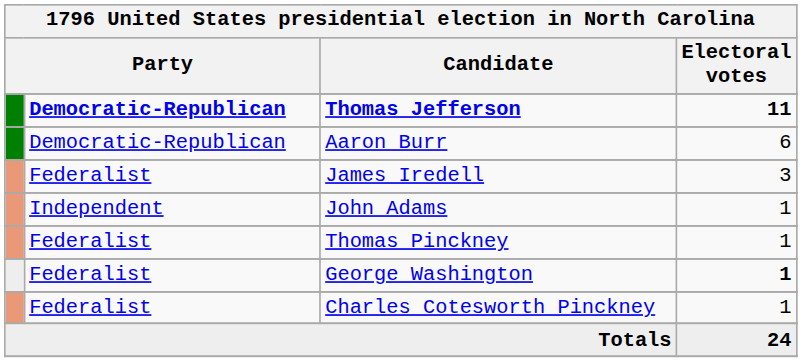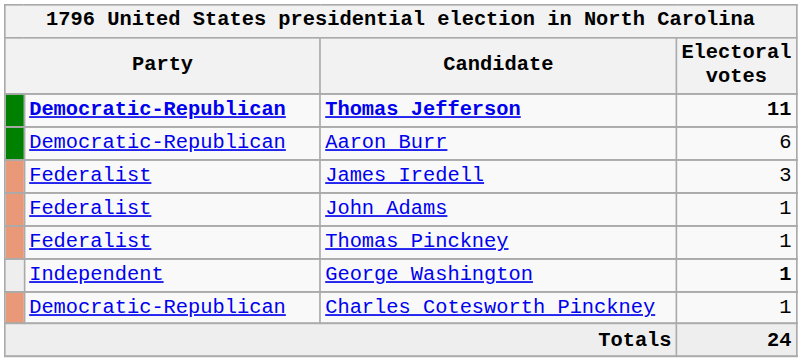(96, 209) Independent -> (90, 209) Federalist
(90, 275) Federalist -> (96, 275) Independent
(90, 308) Federalist -> (158, 308) Democratic-Republican
